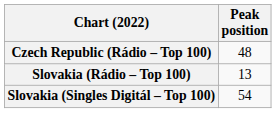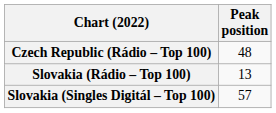(245, 96) 54 -> (245, 96) 57
